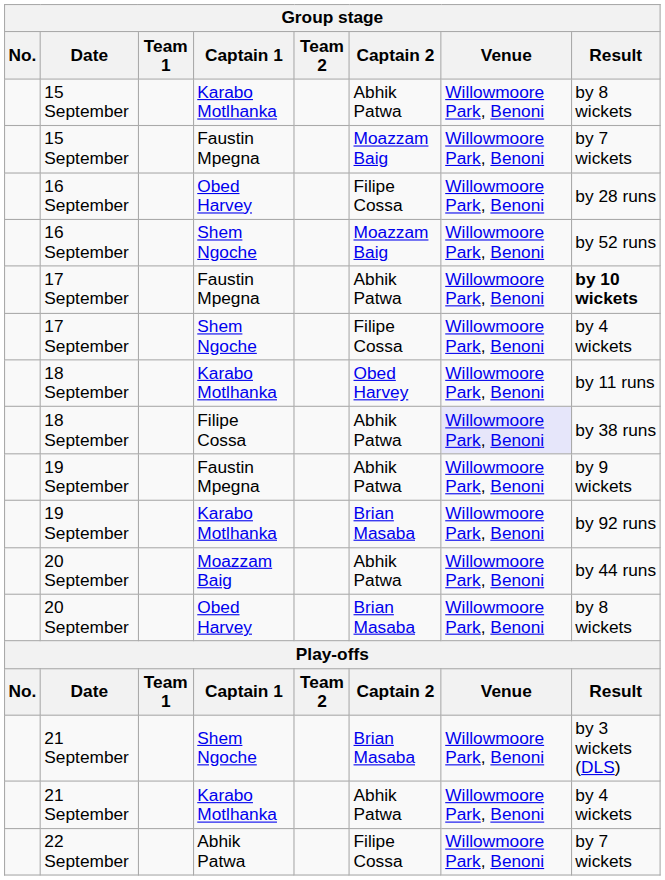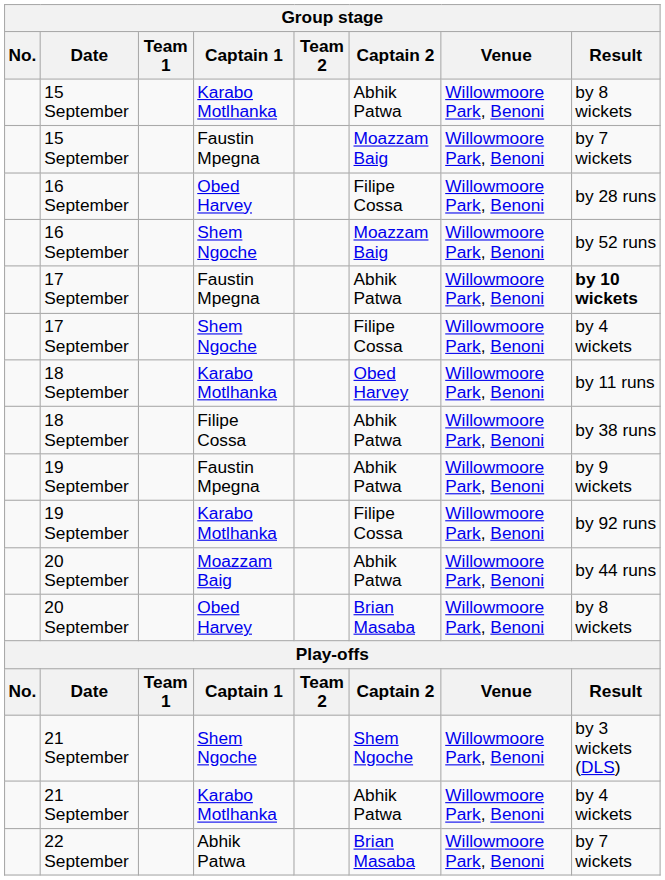(495, 430) lavender background -> (495, 430) no background
(384, 523) Brian Masaba -> (378, 523) Filipe Cossa
(384, 748) Brian Masaba -> (383, 748) Shem Ngoche
(378, 851) Filipe Cossa -> (384, 851) Brian Masaba
